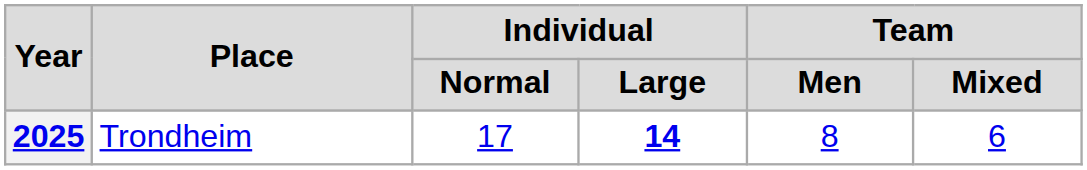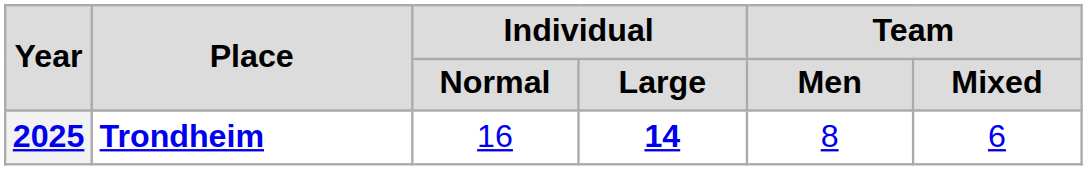(176, 135) normal -> (182, 135) bold
(495, 135) 17 -> (495, 135) 16
